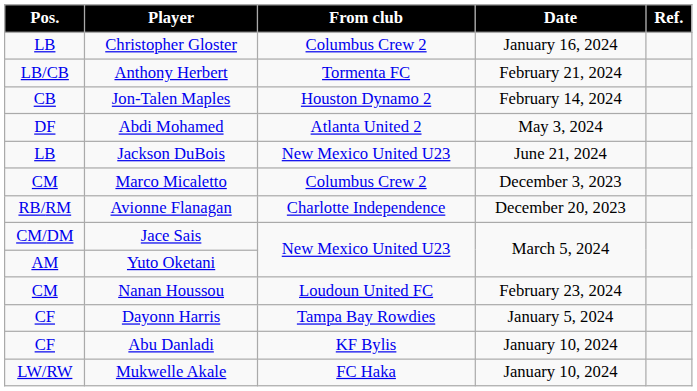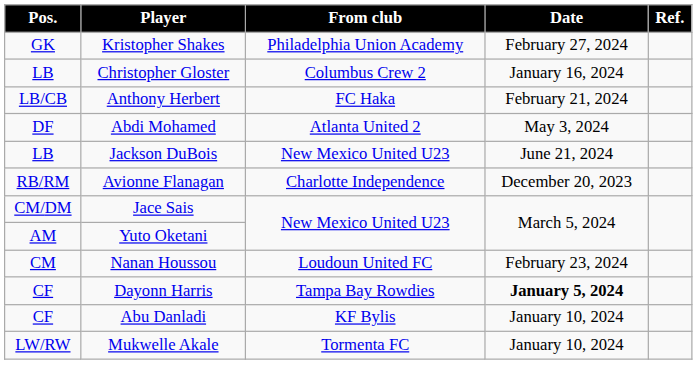+ row: (163, 45)
(366, 72) Tormenta FC -> (365, 99) FC Haka
- row: (171, 99)
- row: (171, 181)
(560, 317) normal -> (567, 290) bold
(366, 371) FC Haka -> (365, 344) Tormenta FC
